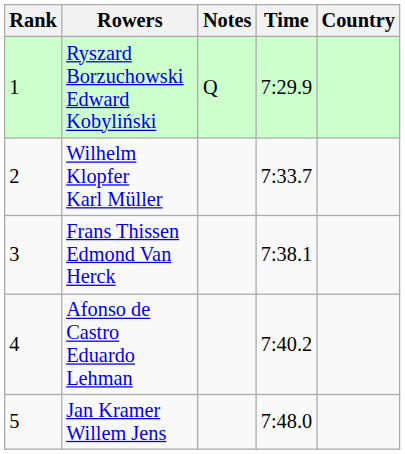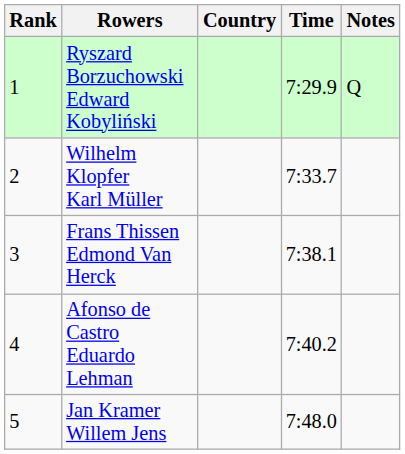columns swapped: (358, 20) <-> (227, 20)
